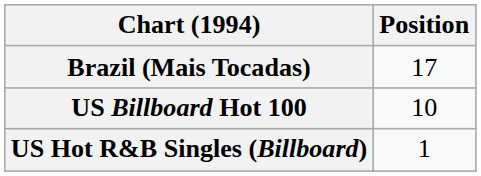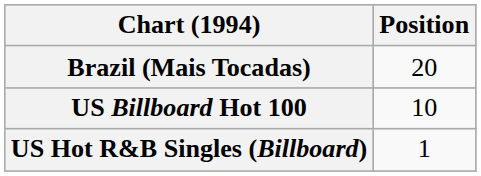(424, 66) 17 -> (424, 66) 20
